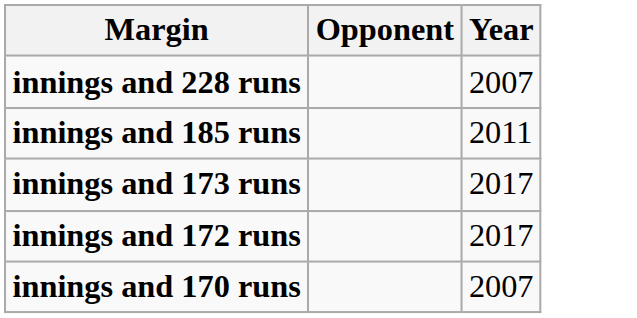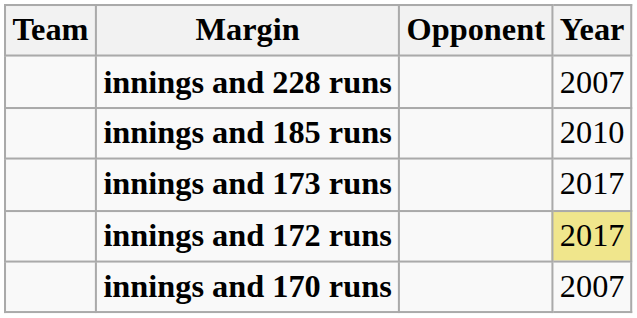+ column: (50, 30)
(501, 132) 2011 -> (592, 132) 2010
(501, 235) no background -> (592, 235) khaki background
